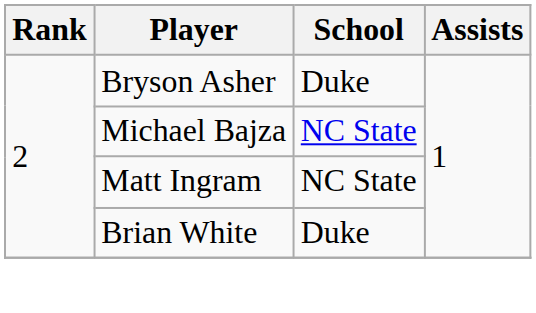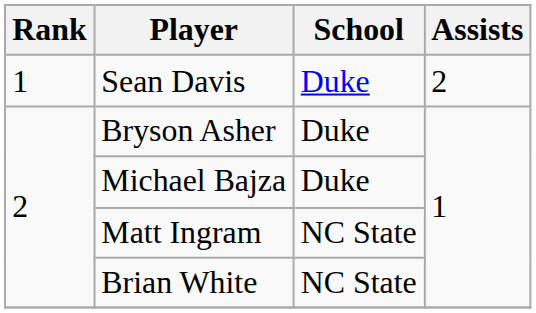+ row: (173, 80)
(359, 130) NC State -> (335, 181) Duke
(335, 231) Duke -> (359, 282) NC State
